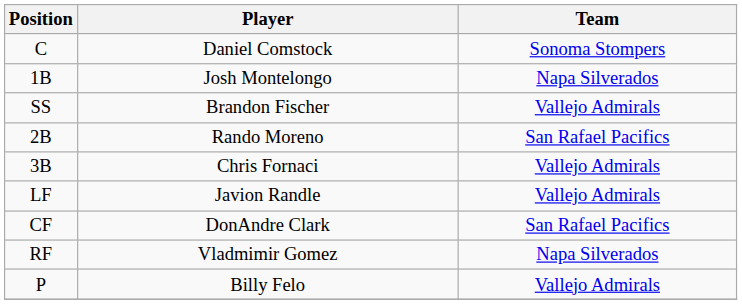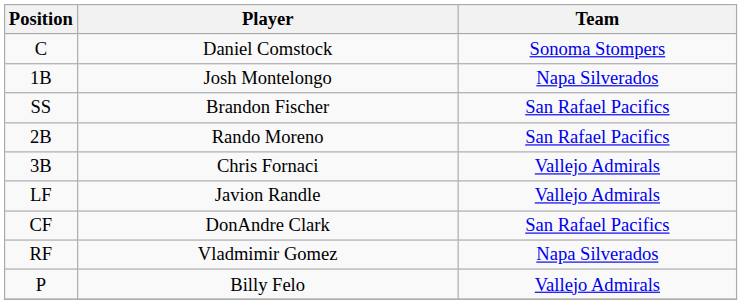(597, 107) Vallejo Admirals -> (597, 107) San Rafael Pacifics
